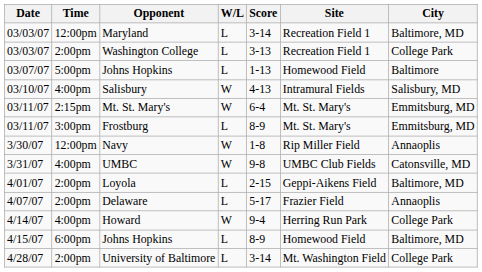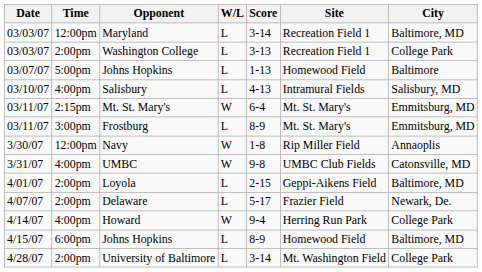(226, 88) W -> (224, 88) L
(416, 201) Annaoplis -> (421, 201) Newark, De.
